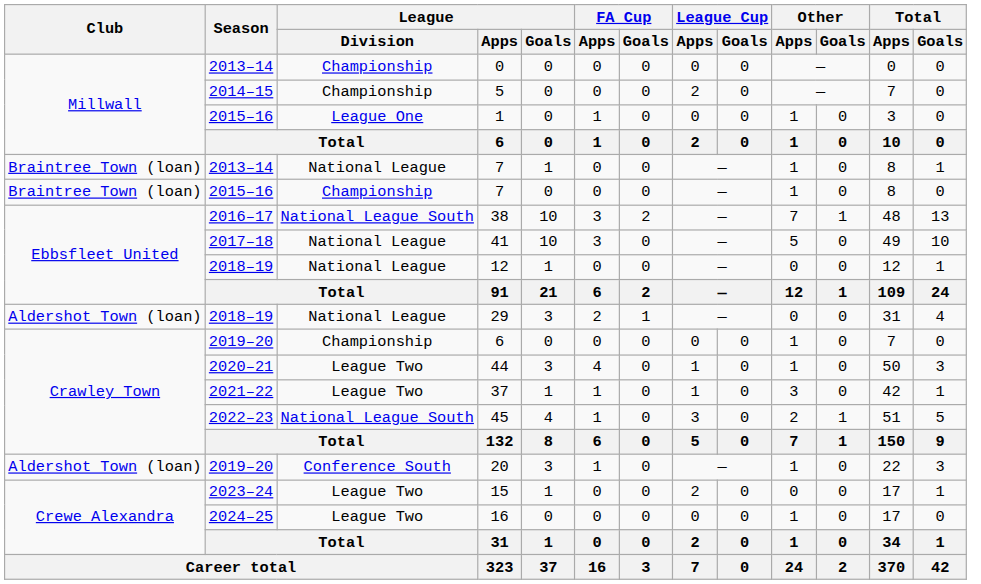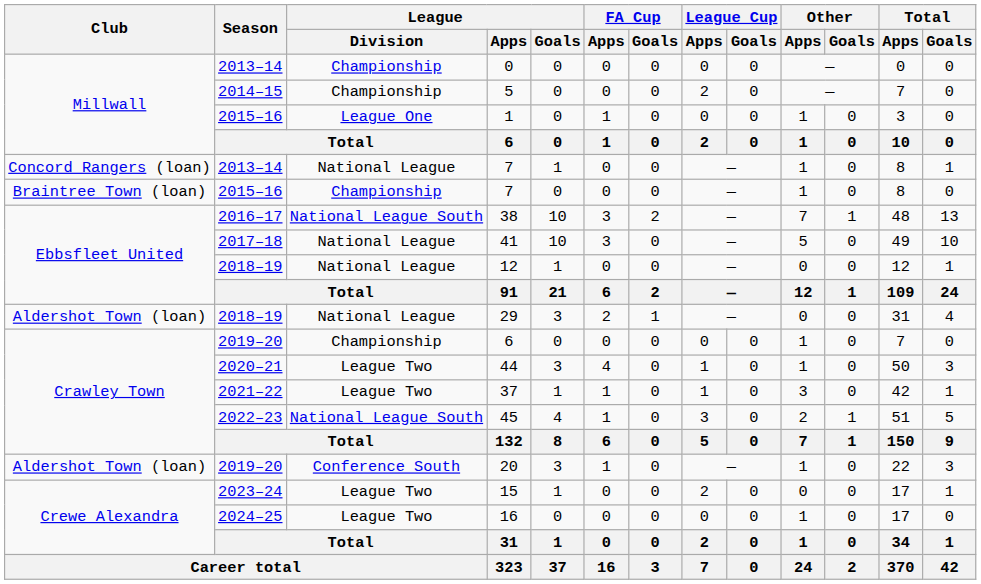(105, 167) Braintree Town (loan) -> (110, 167) Concord Rangers (loan)
